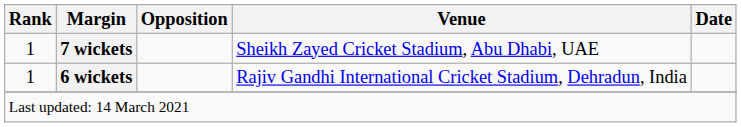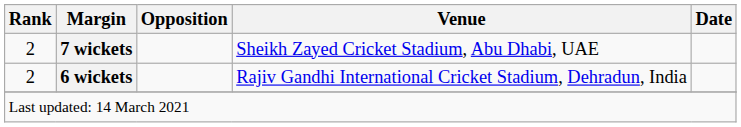(30, 48) 1 -> (30, 48) 2
(30, 77) 1 -> (30, 77) 2
